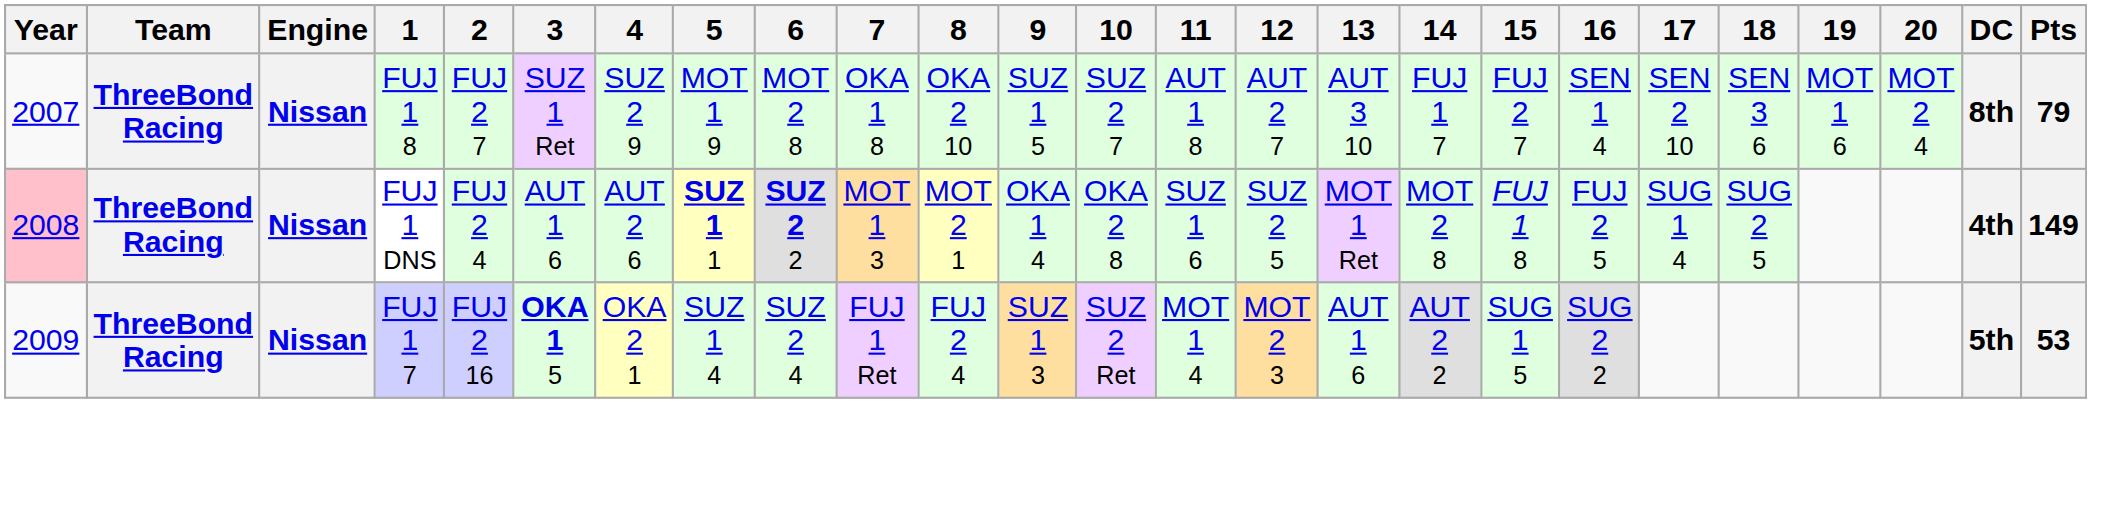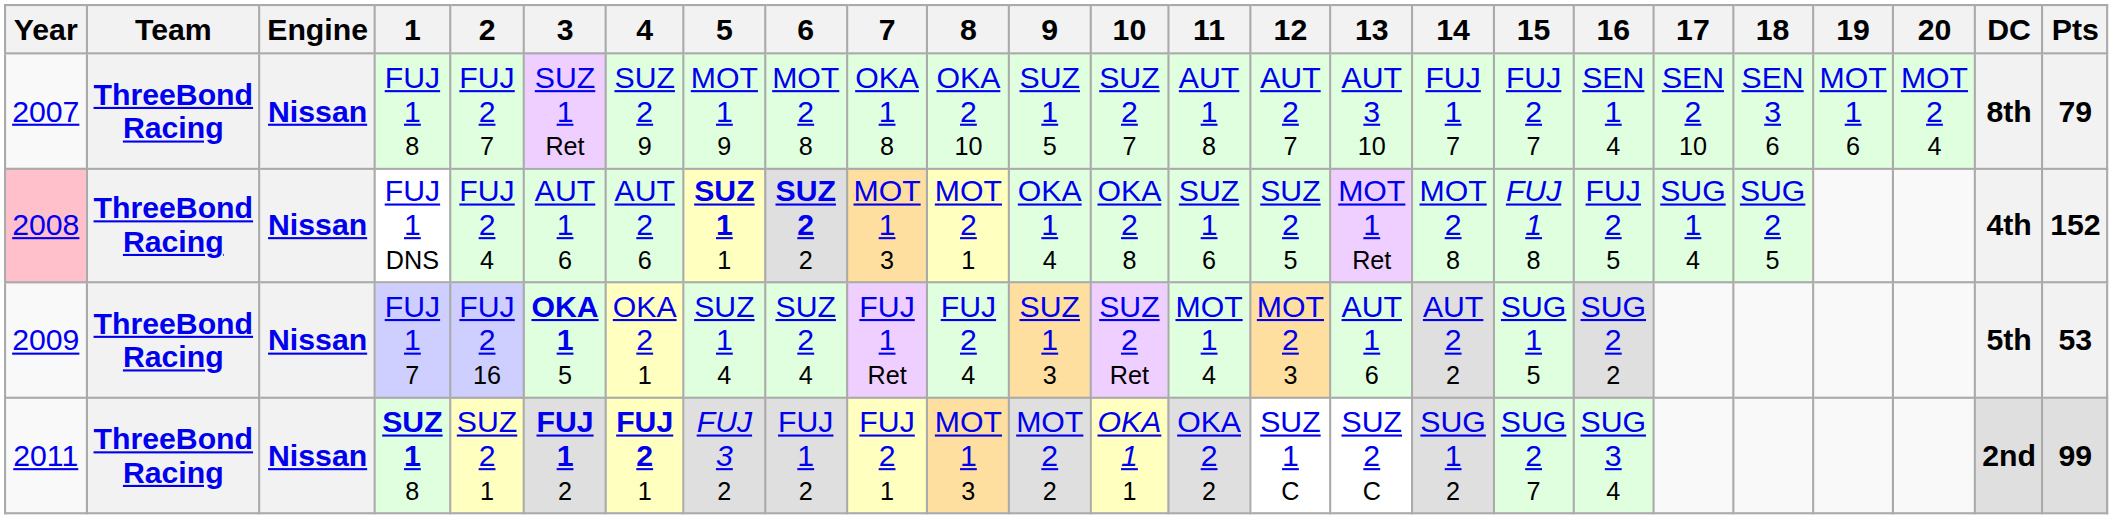(2054, 226) 149 -> (2075, 226) 152
+ row: (412, 456)
